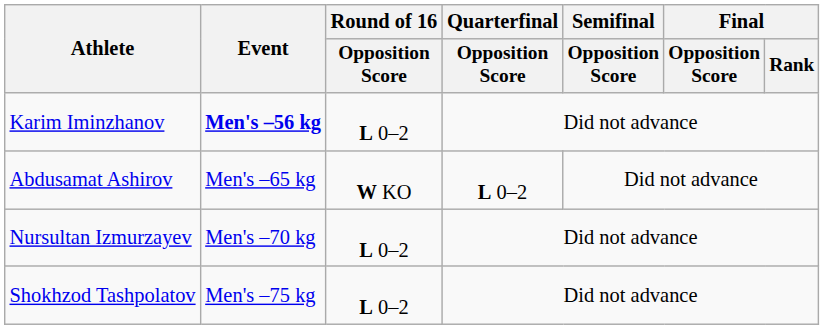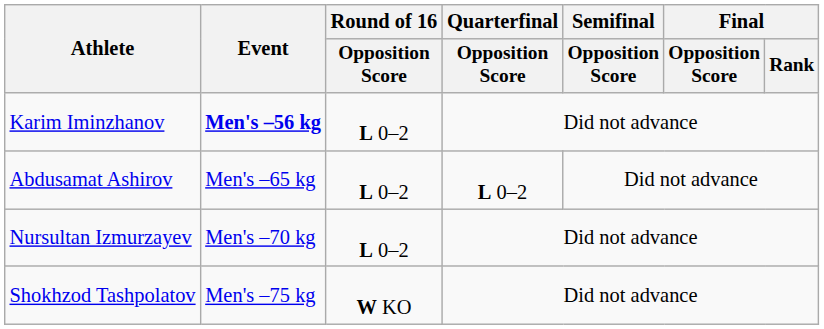(384, 192) W KO -> (384, 192) L 0–2
(384, 307) L 0–2 -> (384, 307) W KO
